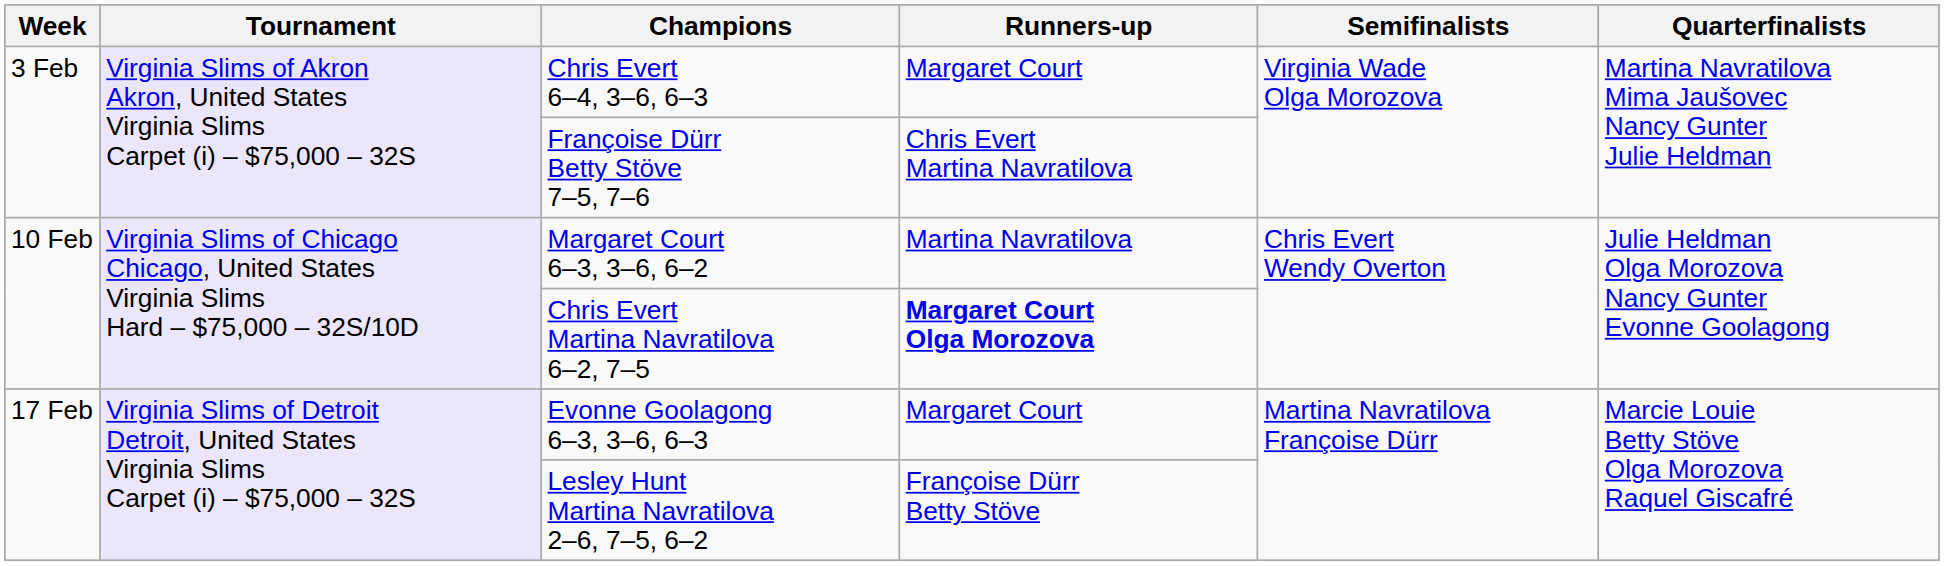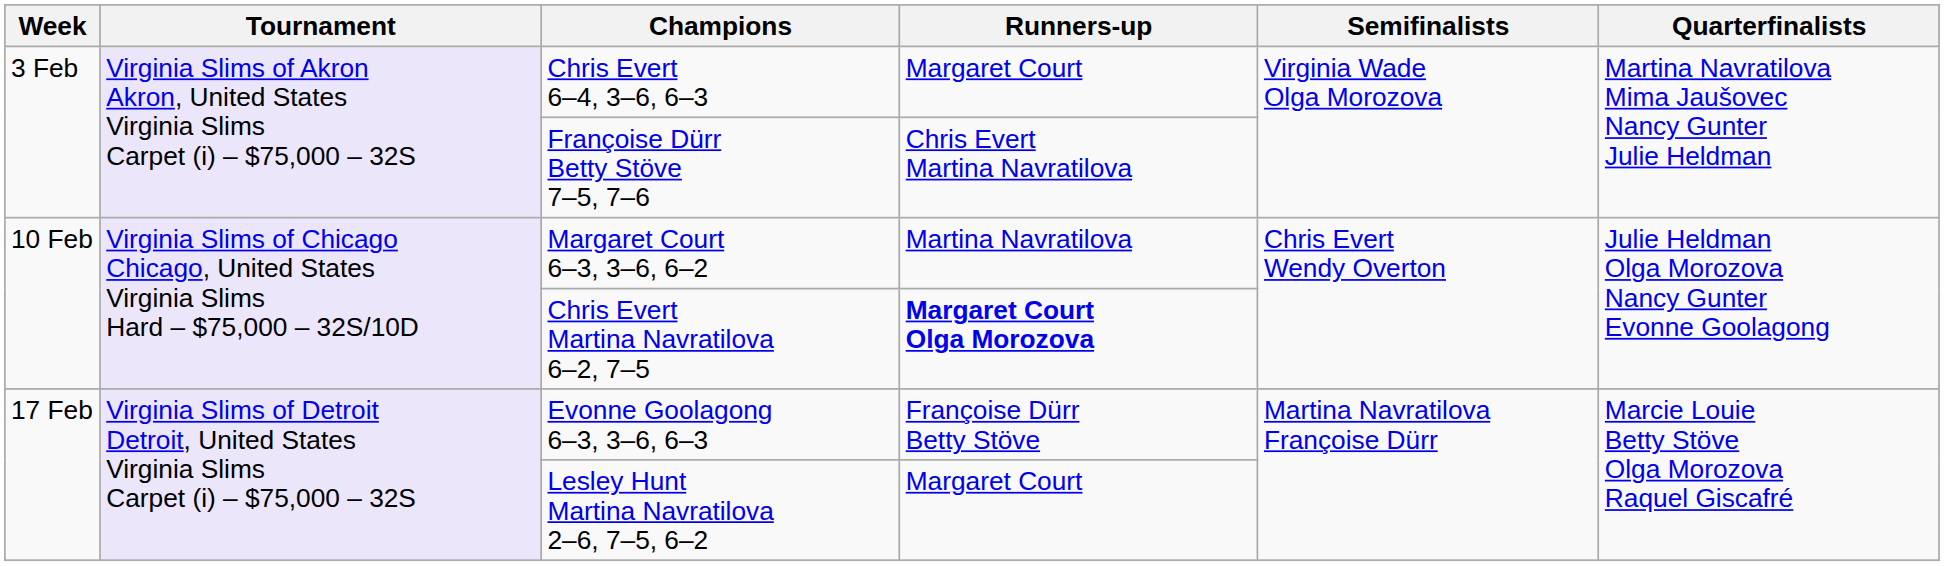(994, 410) Margaret Court -> (993, 425) Françoise Dürr Betty Stöve
(993, 496) Françoise Dürr Betty Stöve -> (994, 482) Margaret Court
